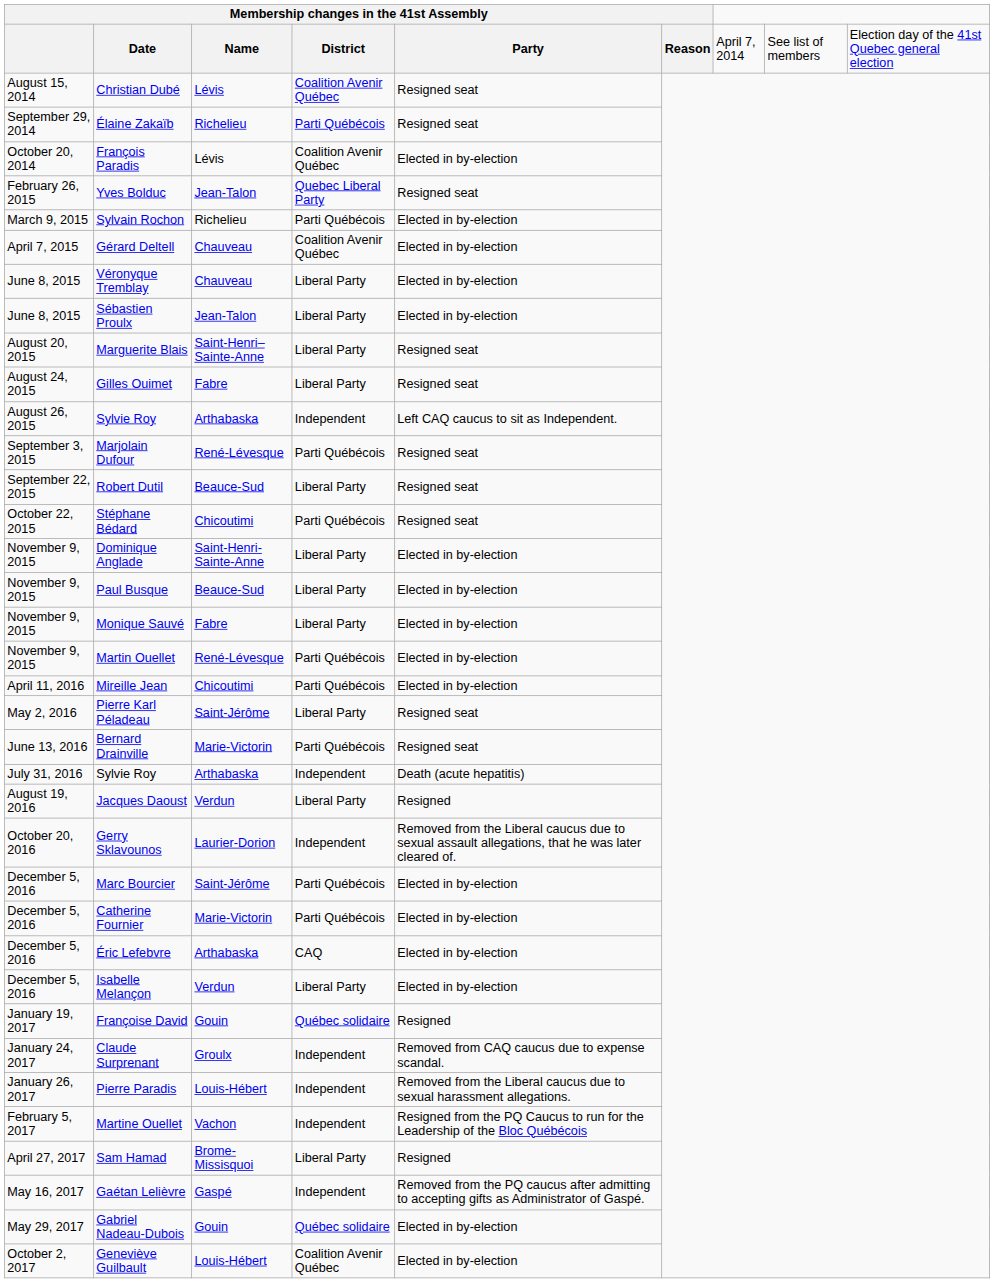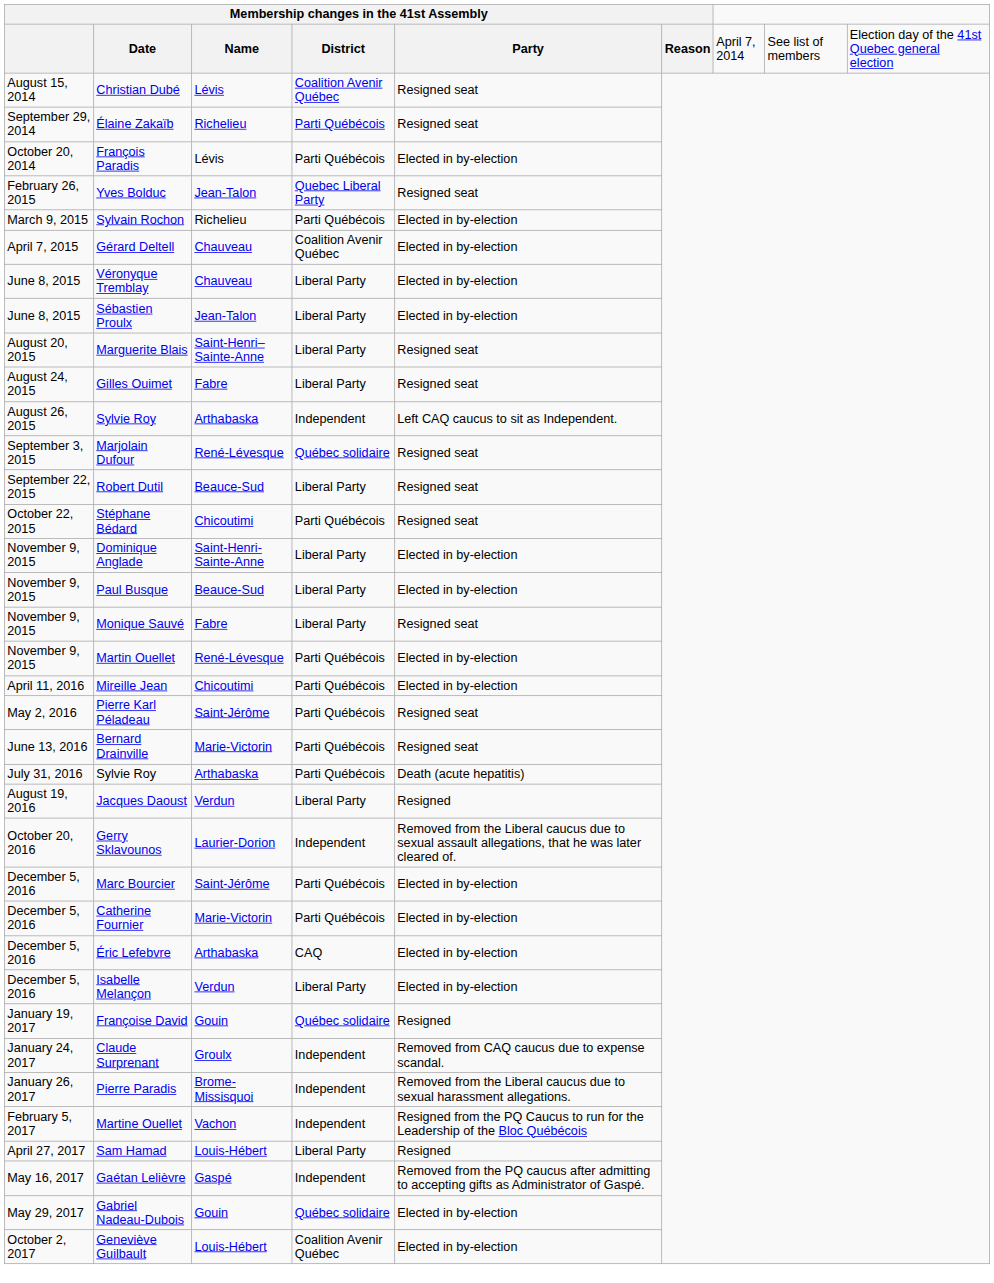(339, 158) Coalition Avenir Québec -> (340, 158) Parti Québécois
(340, 452) Parti Québécois -> (342, 452) Québec solidaire
(457, 624) Elected in by-election -> (438, 624) Resigned seat
(330, 712) Liberal Party -> (340, 712) Parti Québécois
(330, 774) Independent -> (340, 774) Parti Québécois
(231, 1089) Louis-Hébert -> (224, 1089) Brome-Missisquoi
(224, 1158) Brome-Missisquoi -> (231, 1151) Louis-Hébert
